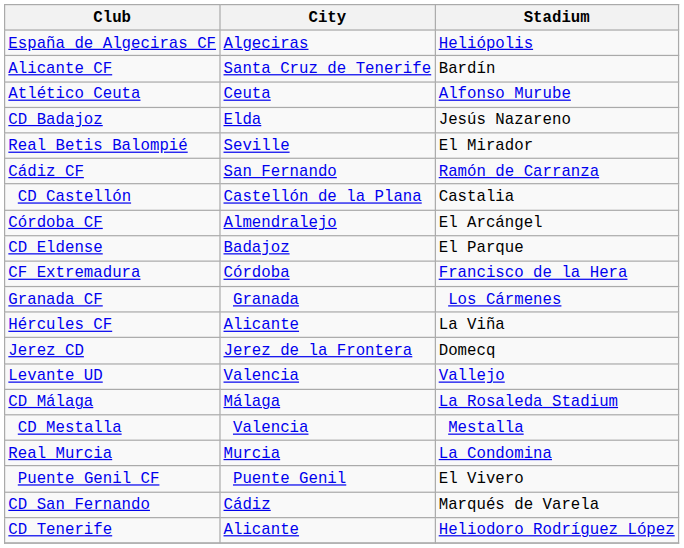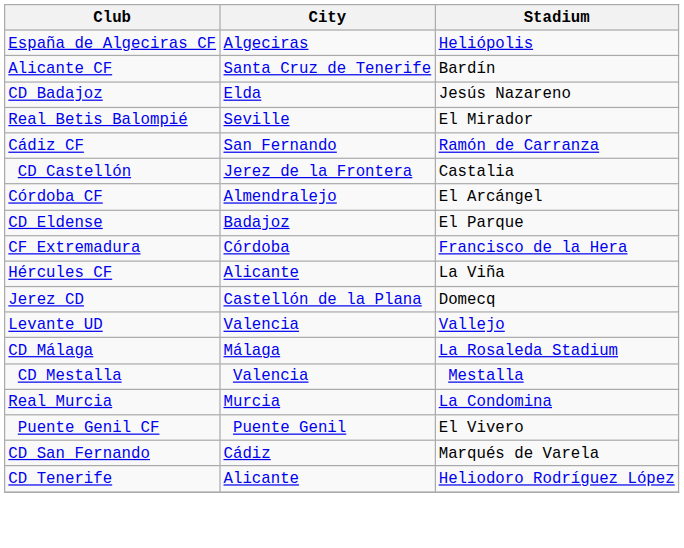- row: (74, 94)
(323, 197) Castellón de la Plana -> (318, 171) Jerez de la Frontera
- row: (56, 299)
(318, 351) Jerez de la Frontera -> (323, 299) Castellón de la Plana
